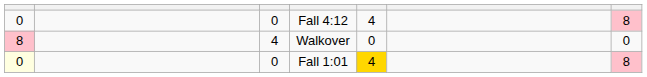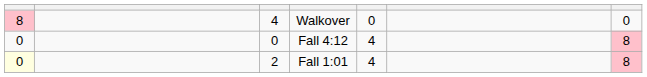rows swapped: (323, 20) <-> (323, 41)
(274, 61) 0 -> (274, 61) 2
(371, 61) gold background -> (371, 61) no background
